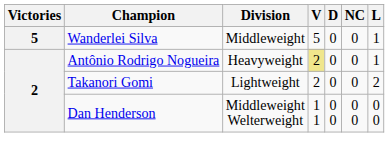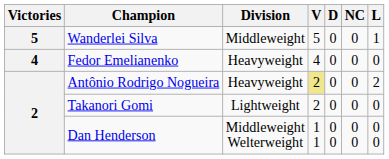+ row: (123, 60)
(376, 60) 1 -> (376, 82) 2
(376, 82) 2 -> (376, 104) 0
